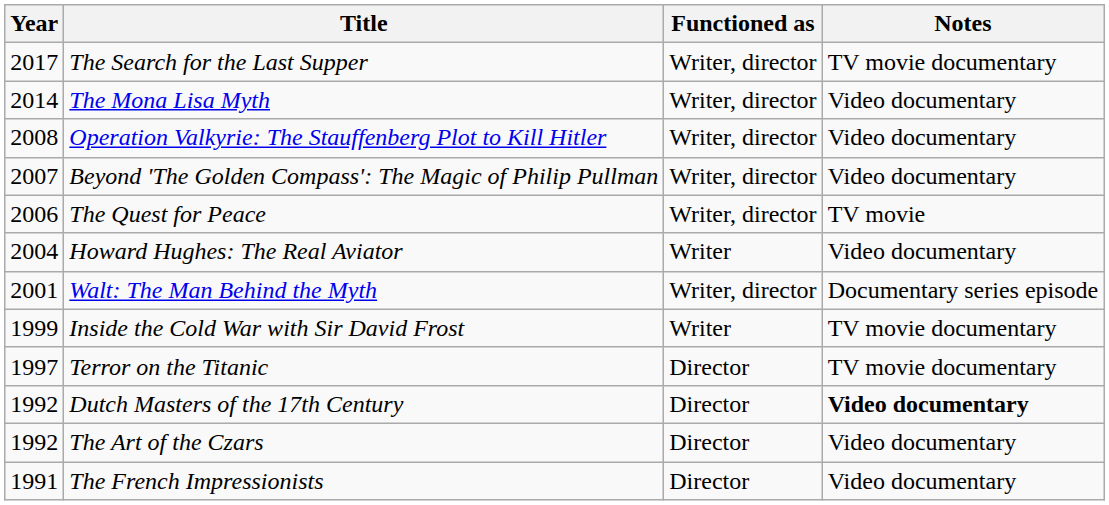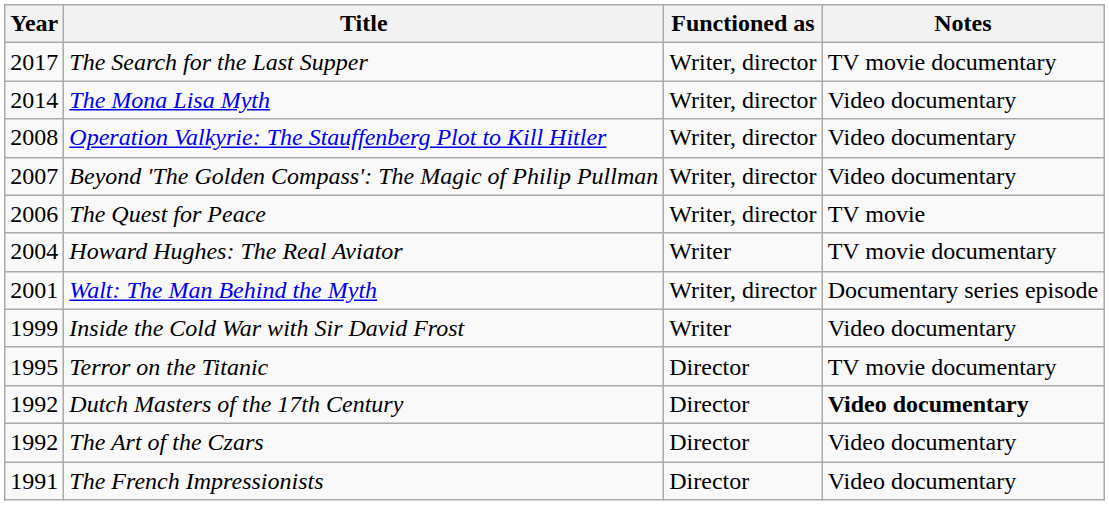(922, 251) Video documentary -> (942, 251) TV movie documentary
(942, 328) TV movie documentary -> (922, 328) Video documentary
(34, 366) 1997 -> (34, 366) 1995
